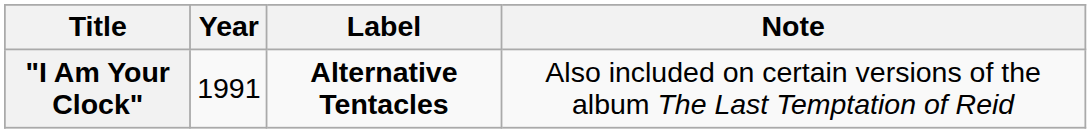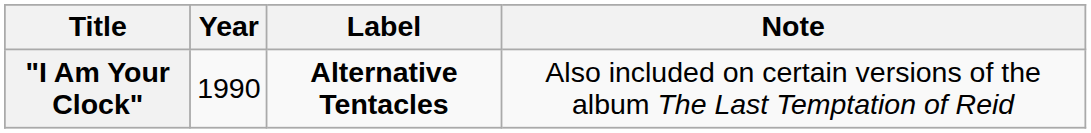(229, 88) 1991 -> (229, 88) 1990
